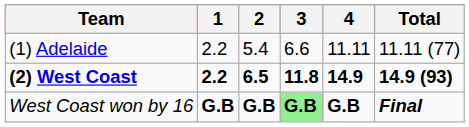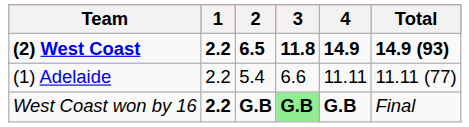rows swapped: (73, 77) <-> (58, 48)
(218, 106) G.B -> (218, 106) 2.2
(401, 106) bold -> (395, 106) normal
